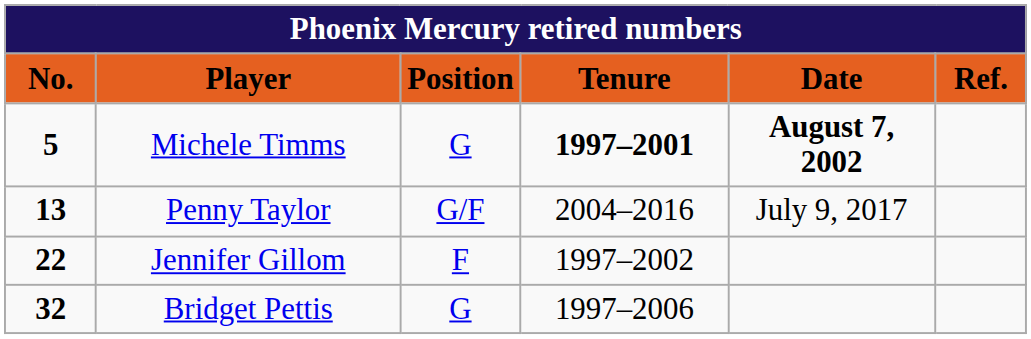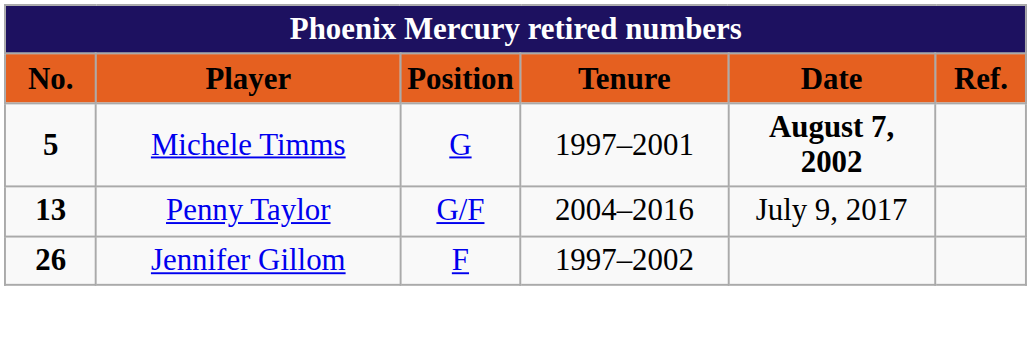(624, 144) bold -> (624, 144) normal
(51, 259) 22 -> (51, 259) 26
- row: (248, 308)
